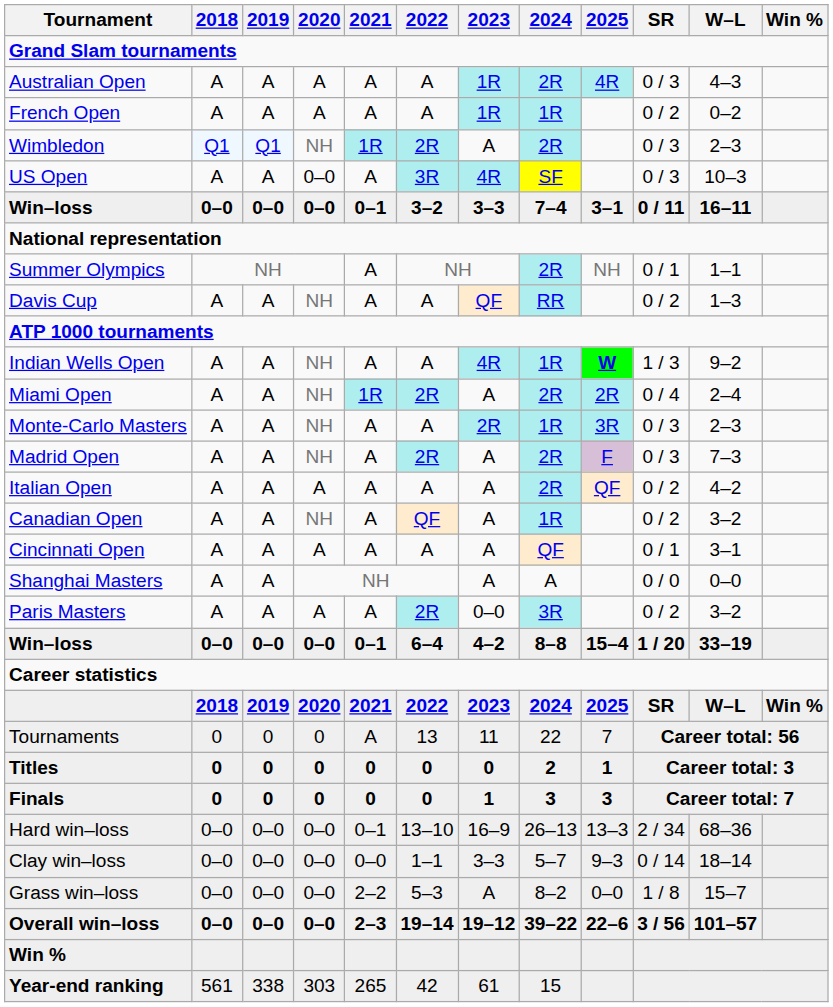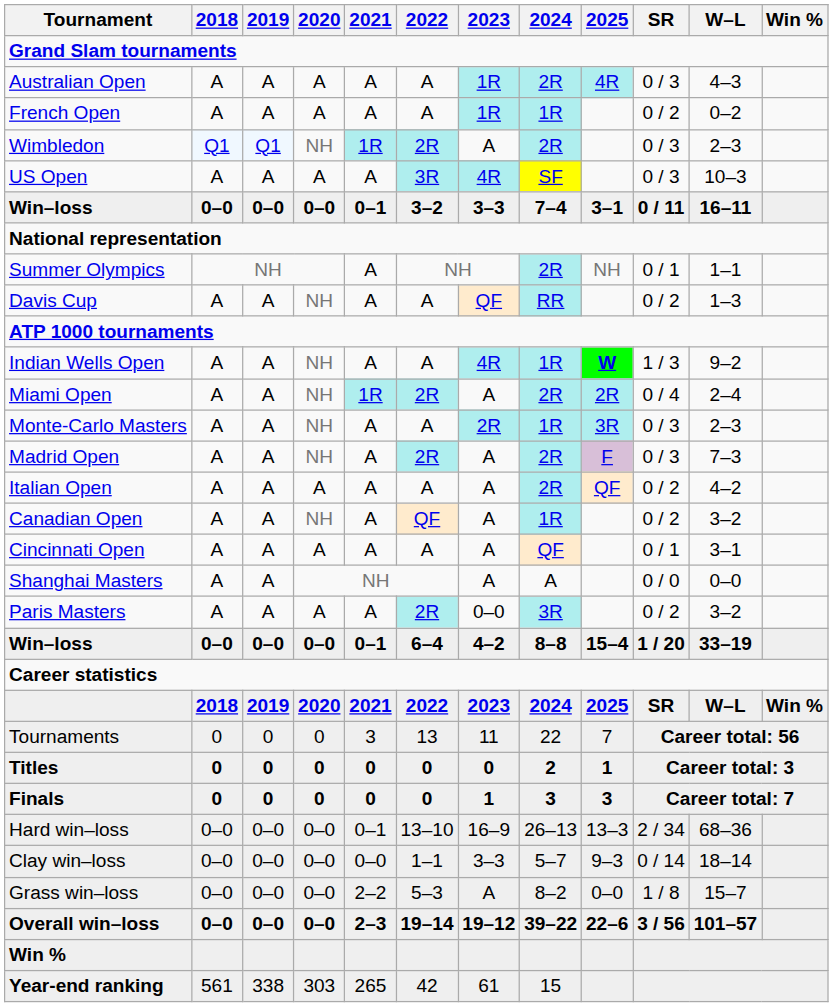(319, 176) 0–0 -> (319, 176) A
(370, 737) A -> (371, 737) 3
